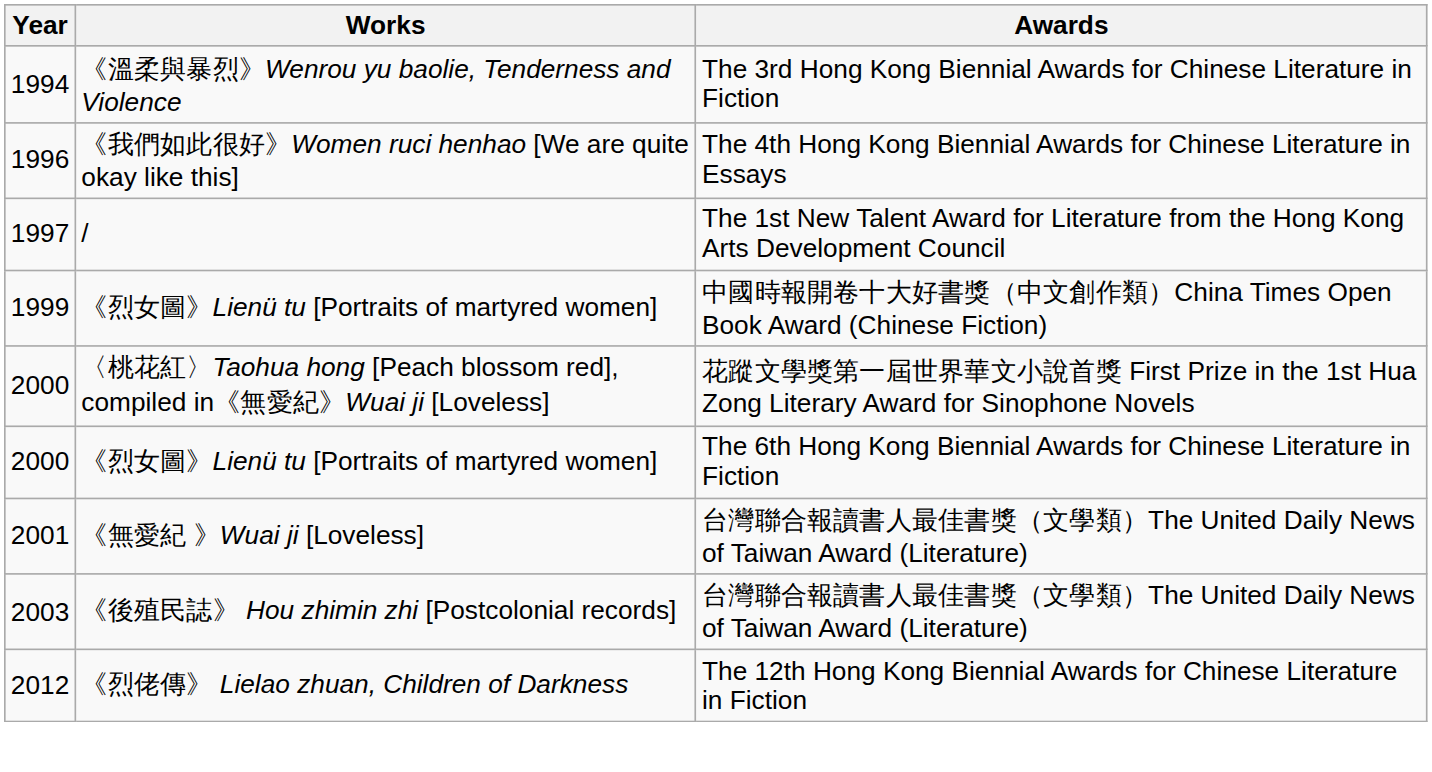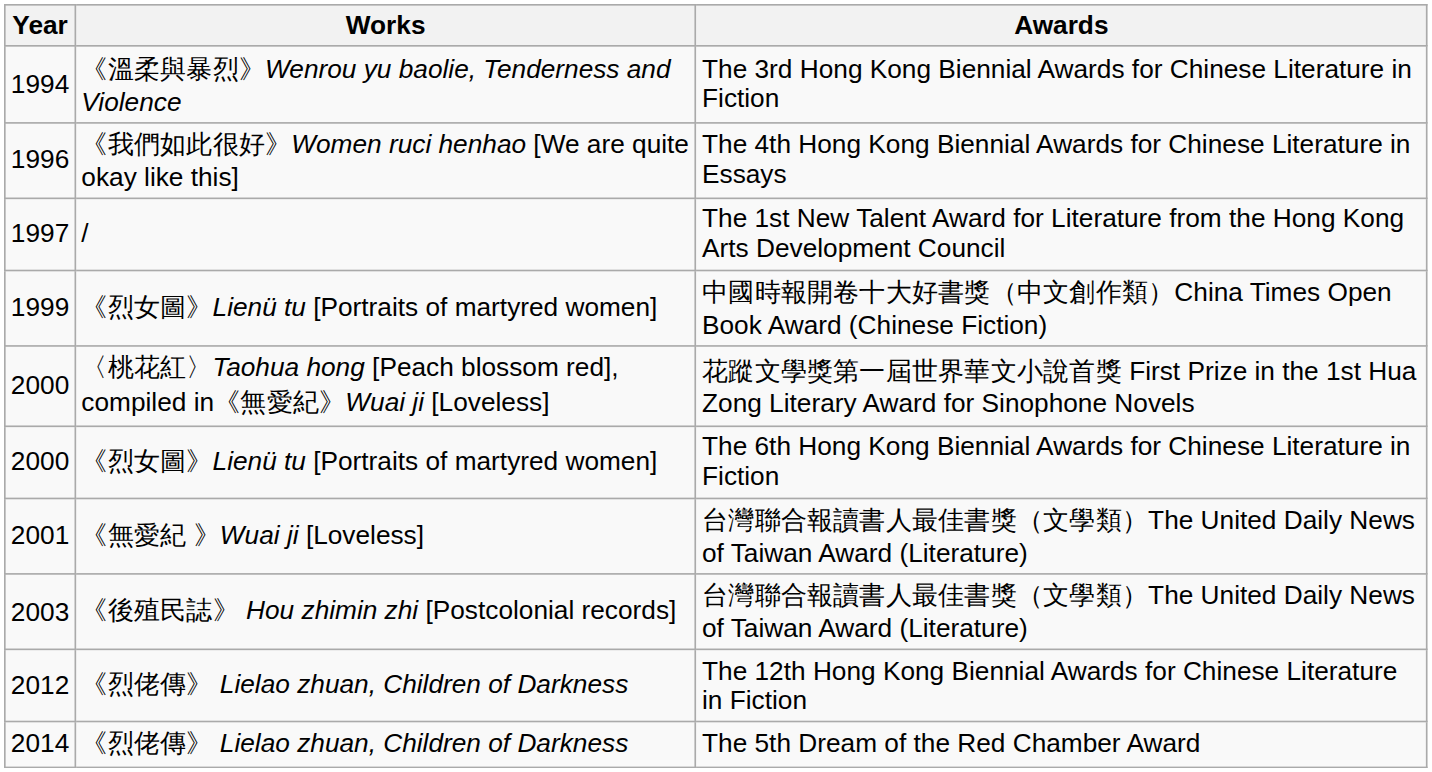+ row: (40, 744)
